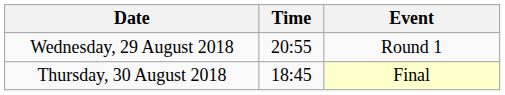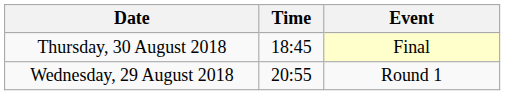rows swapped: (132, 47) <-> (132, 75)
